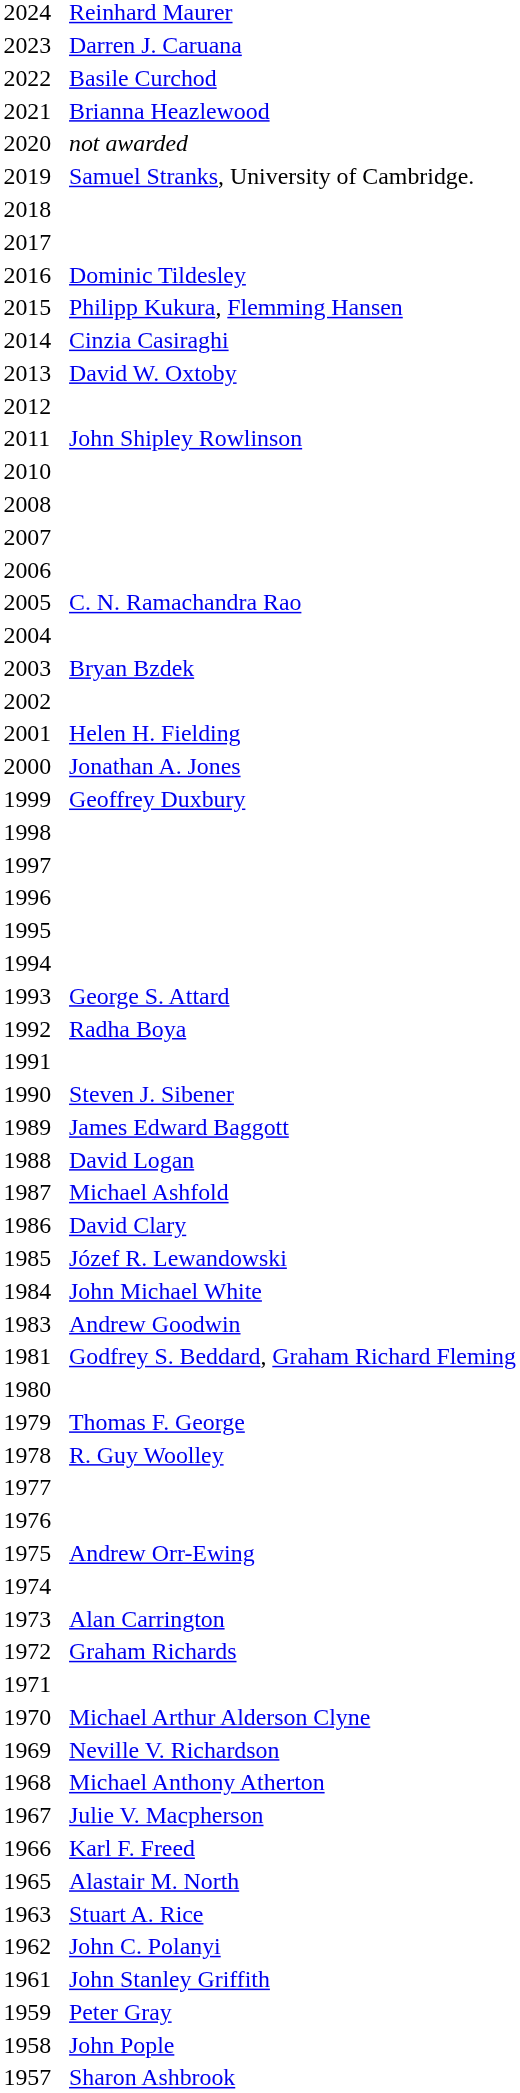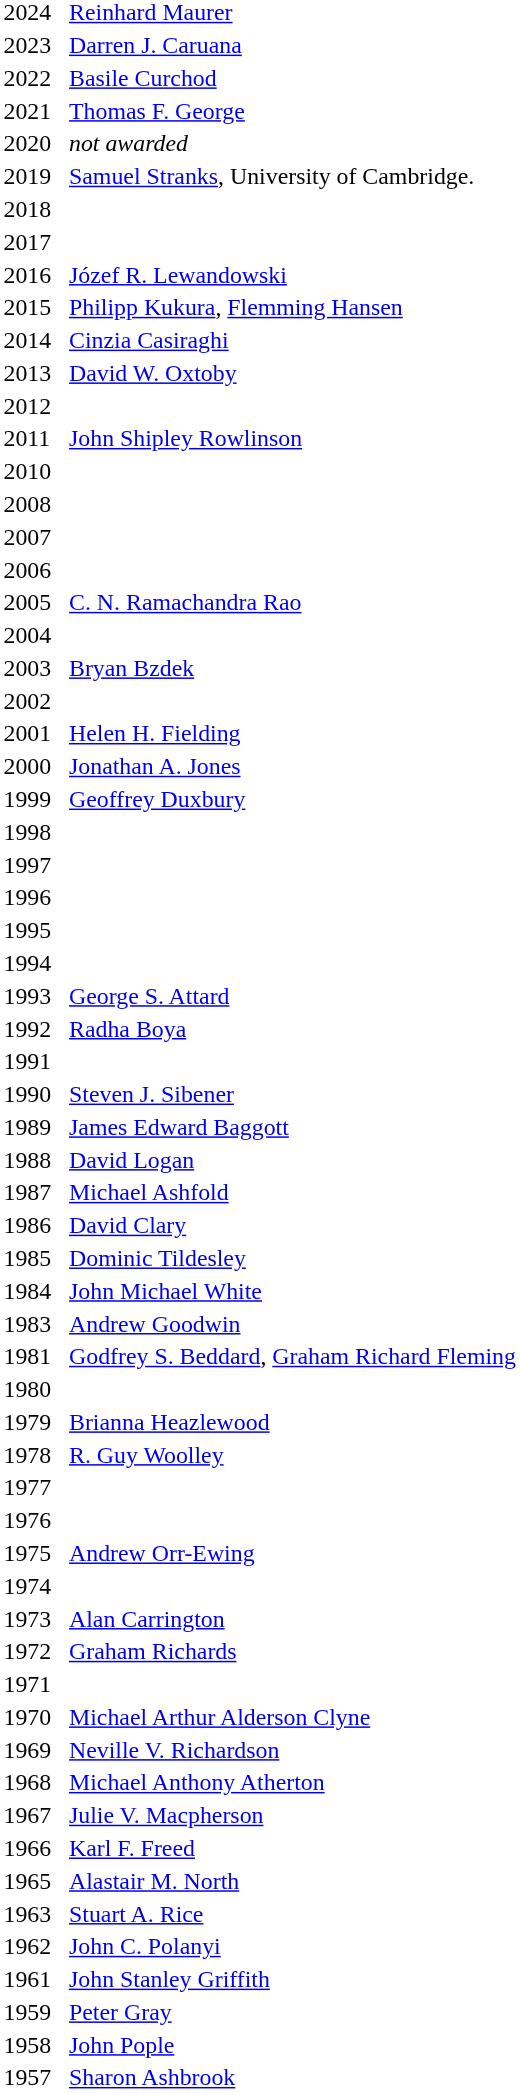(169, 110) Brianna Heazlewood -> (157, 110) Thomas F. George
(157, 274) Dominic Tildesley -> (178, 274) Józef R. Lewandowski
(178, 1258) Józef R. Lewandowski -> (157, 1258) Dominic Tildesley
(157, 1422) Thomas F. George -> (169, 1422) Brianna Heazlewood
